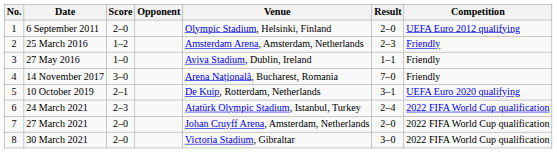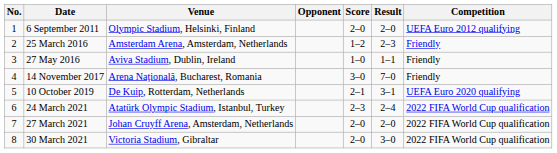columns swapped: (277, 12) <-> (121, 12)
